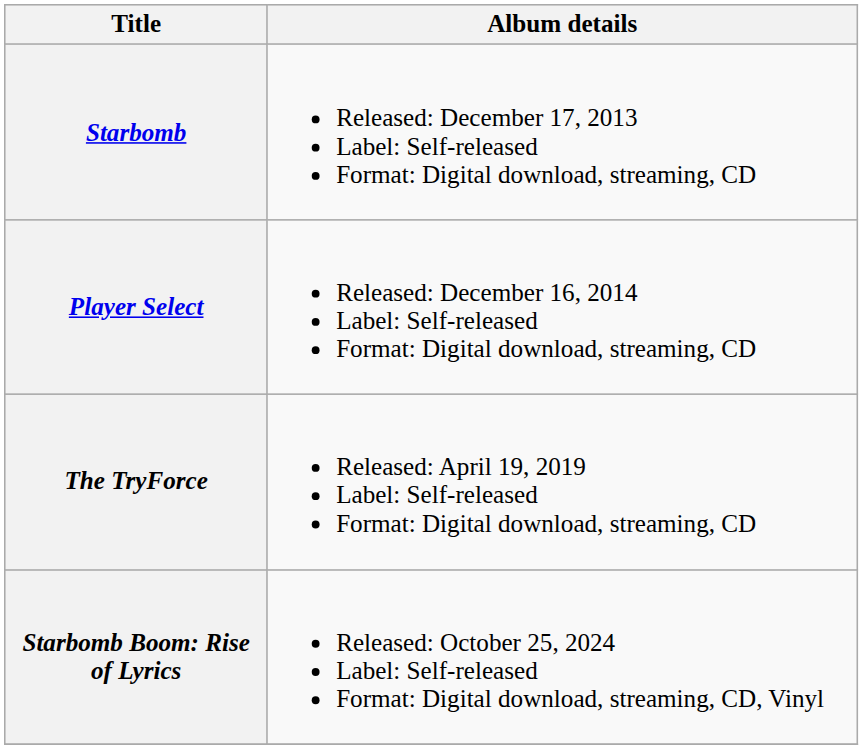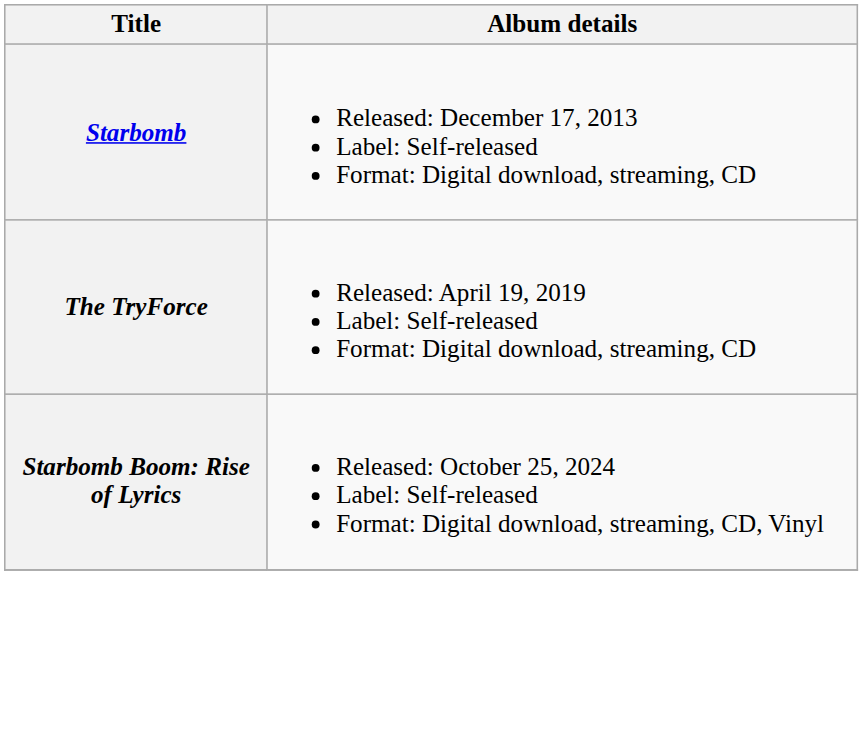- row: (136, 306)
